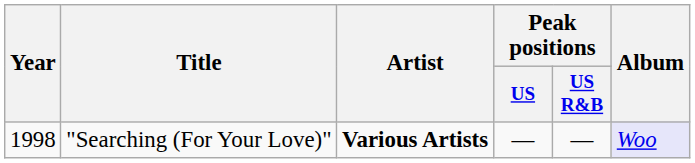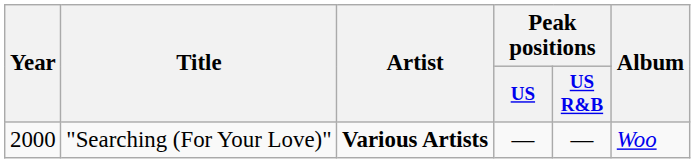(33, 139) 1998 -> (33, 139) 2000
(637, 139) lavender background -> (637, 139) no background
